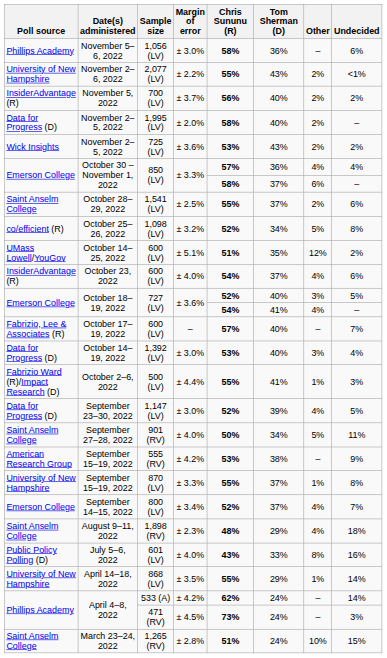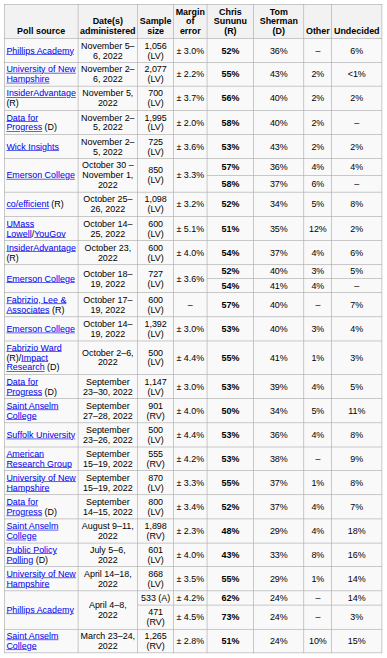(230, 51) 58% -> (230, 51) 52%
- row: (108, 205)
(32, 353) Data for Progress (D) -> (41, 329) Emerson College
(230, 411) 52% -> (230, 387) 53%
+ row: (108, 435)
(41, 507) Emerson College -> (32, 507) Data for Progress (D)
